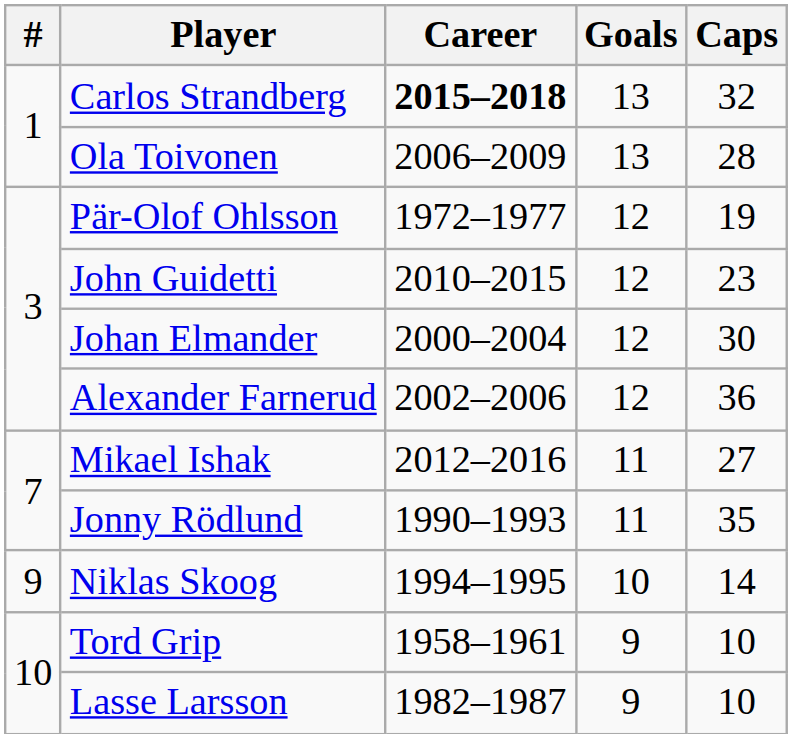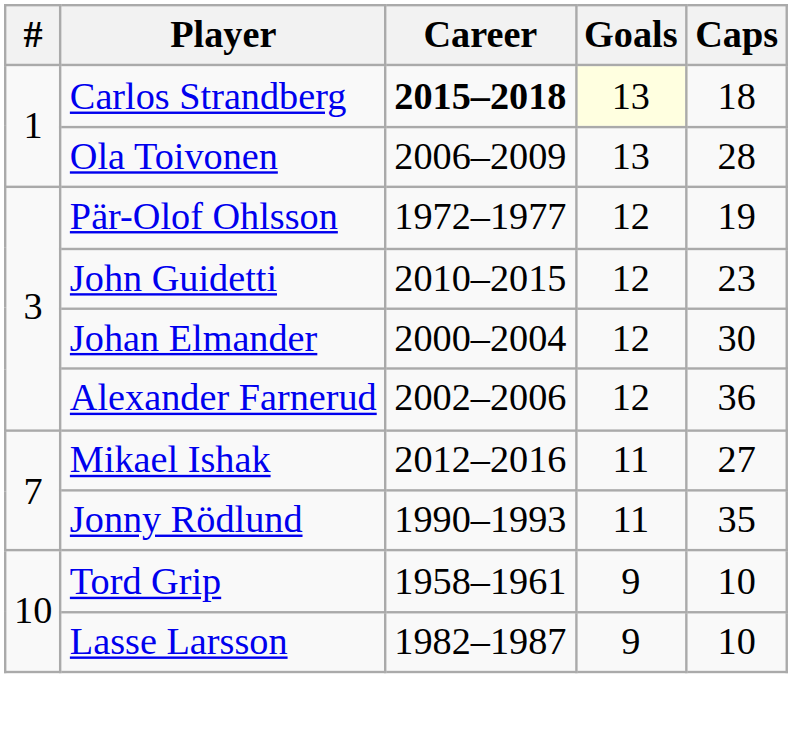(631, 95) no background -> (631, 95) lightyellow background
(737, 95) 32 -> (737, 95) 18
- row: (173, 580)
